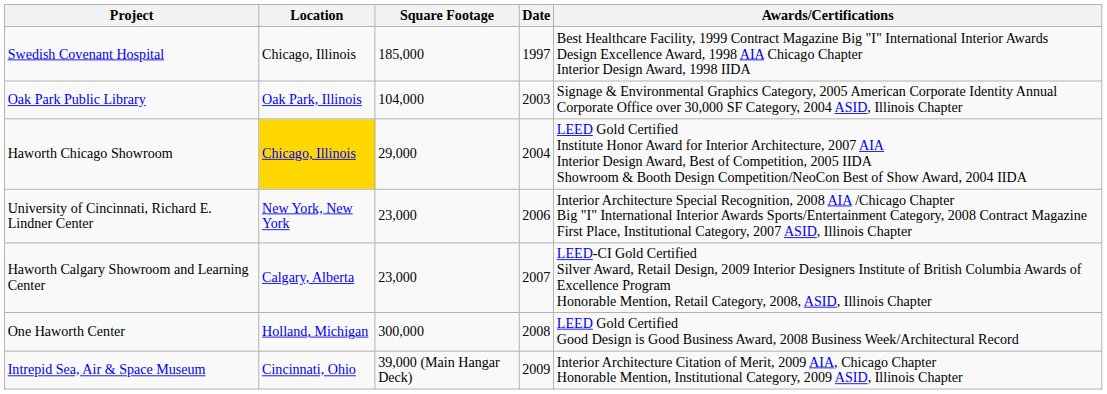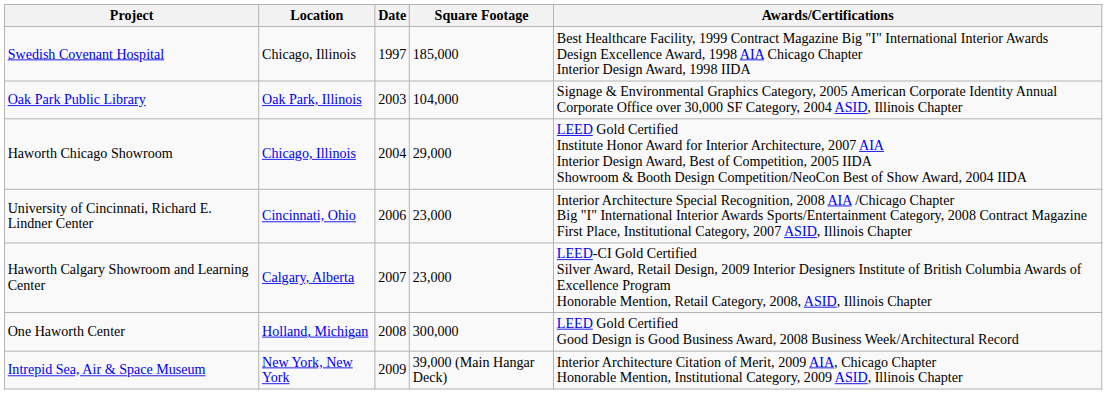columns swapped: (536, 15) <-> (447, 15)
(309, 153) gold background -> (309, 153) no background
(307, 215) New York, New York -> (309, 215) Cincinnati, Ohio
(309, 369) Cincinnati, Ohio -> (307, 369) New York, New York
